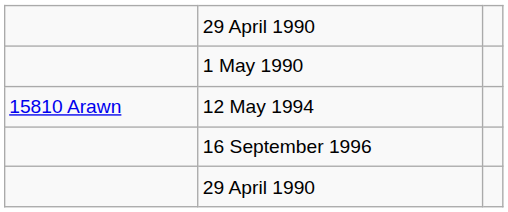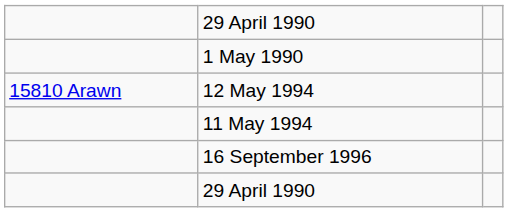+ row: (102, 123)
